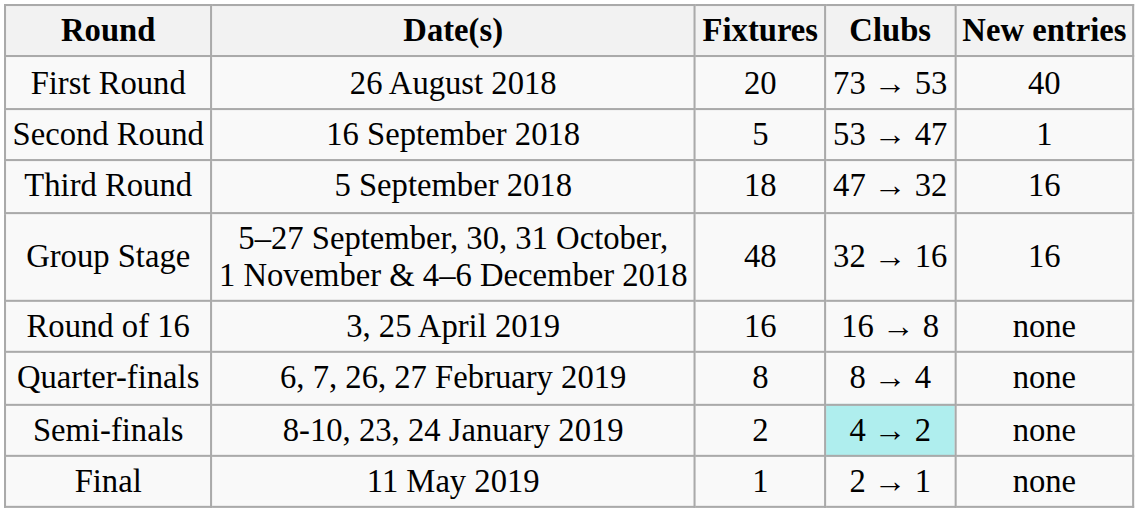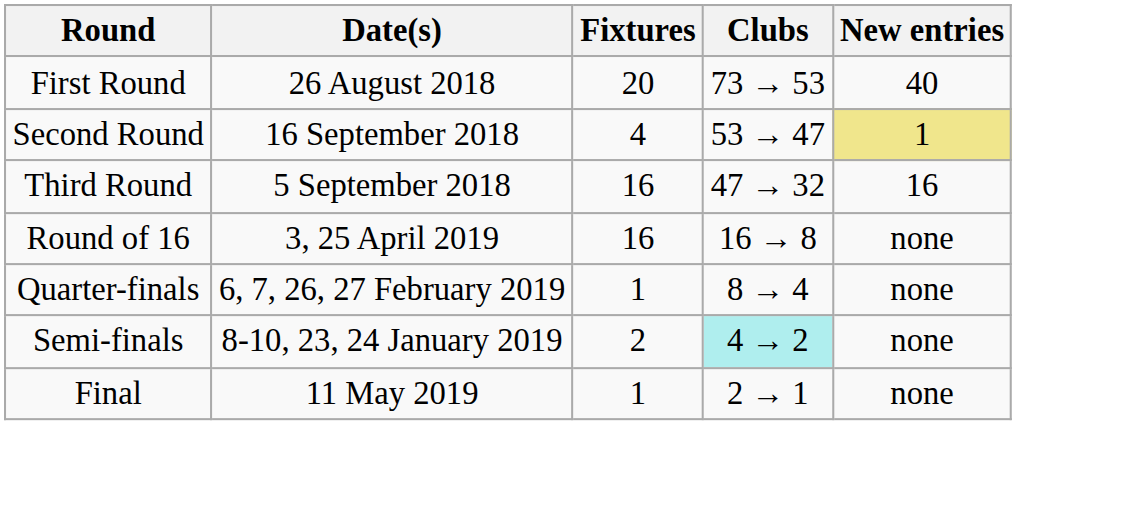(760, 133) 5 -> (638, 133) 4
(1044, 133) no background -> (922, 133) khaki background
(760, 185) 18 -> (638, 185) 16
- row: (108, 255)
(760, 377) 8 -> (638, 289) 1
